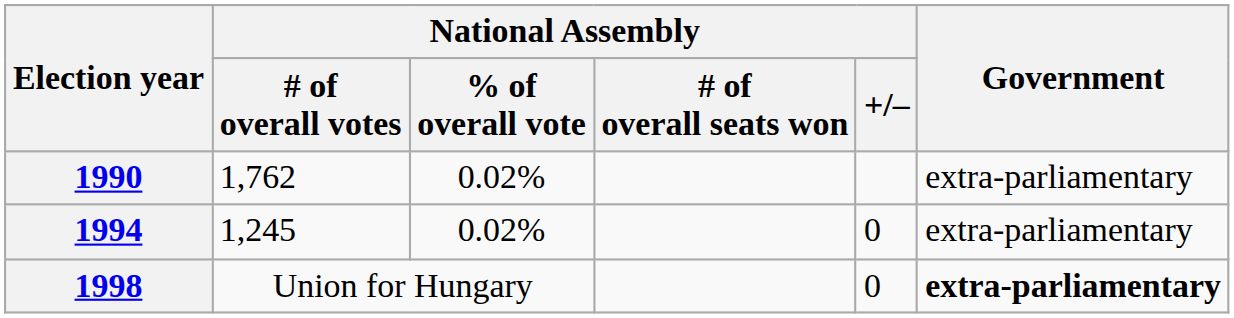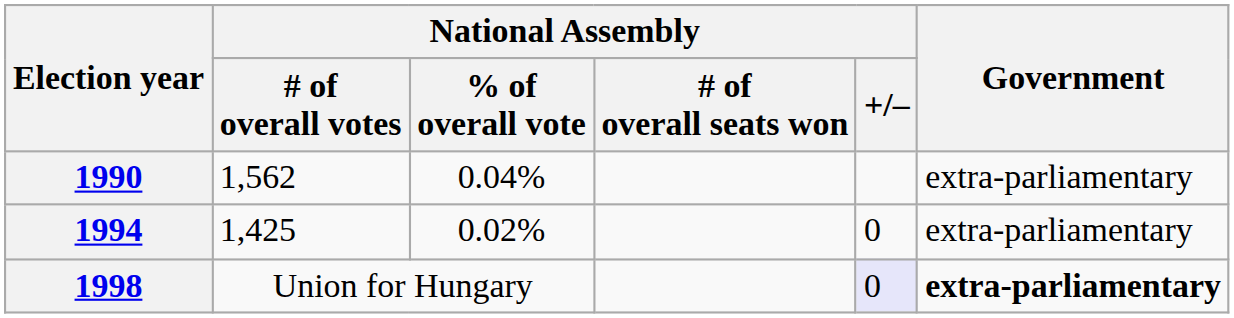(258, 177) 1,762 -> (258, 177) 1,562
(501, 177) 0.02% -> (501, 177) 0.04%
(258, 230) 1,245 -> (258, 230) 1,425
(872, 284) no background -> (872, 284) lavender background
